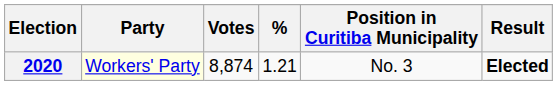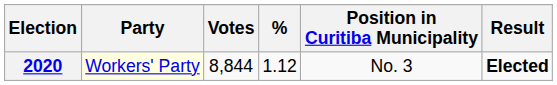(231, 66) 8,874 -> (231, 66) 8,844
(280, 66) 1.21 -> (280, 66) 1.12
